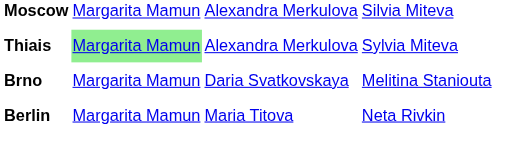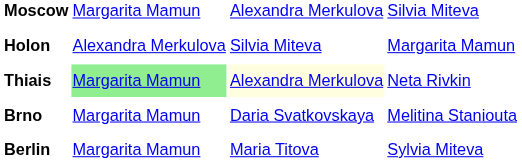+ row: (27, 46)
(281, 46) no background -> (307, 80) lightyellow background
(410, 46) Sylvia Miteva -> (429, 80) Neta Rivkin
(404, 115) Neta Rivkin -> (435, 150) Sylvia Miteva
